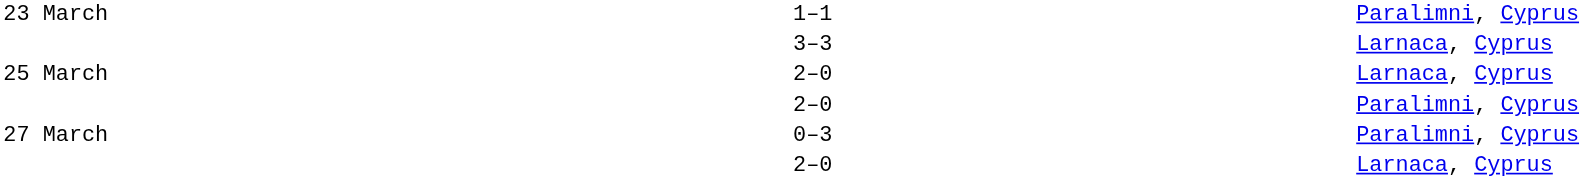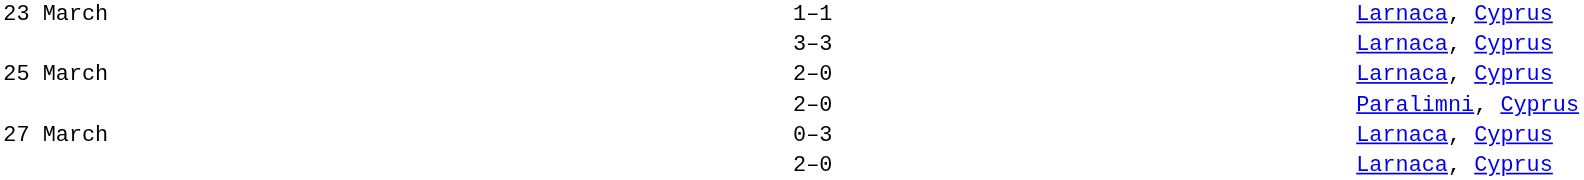(1468, 14) Paralimni, Cyprus -> (1455, 14) Larnaca, Cyprus
(1468, 135) Paralimni, Cyprus -> (1455, 135) Larnaca, Cyprus
